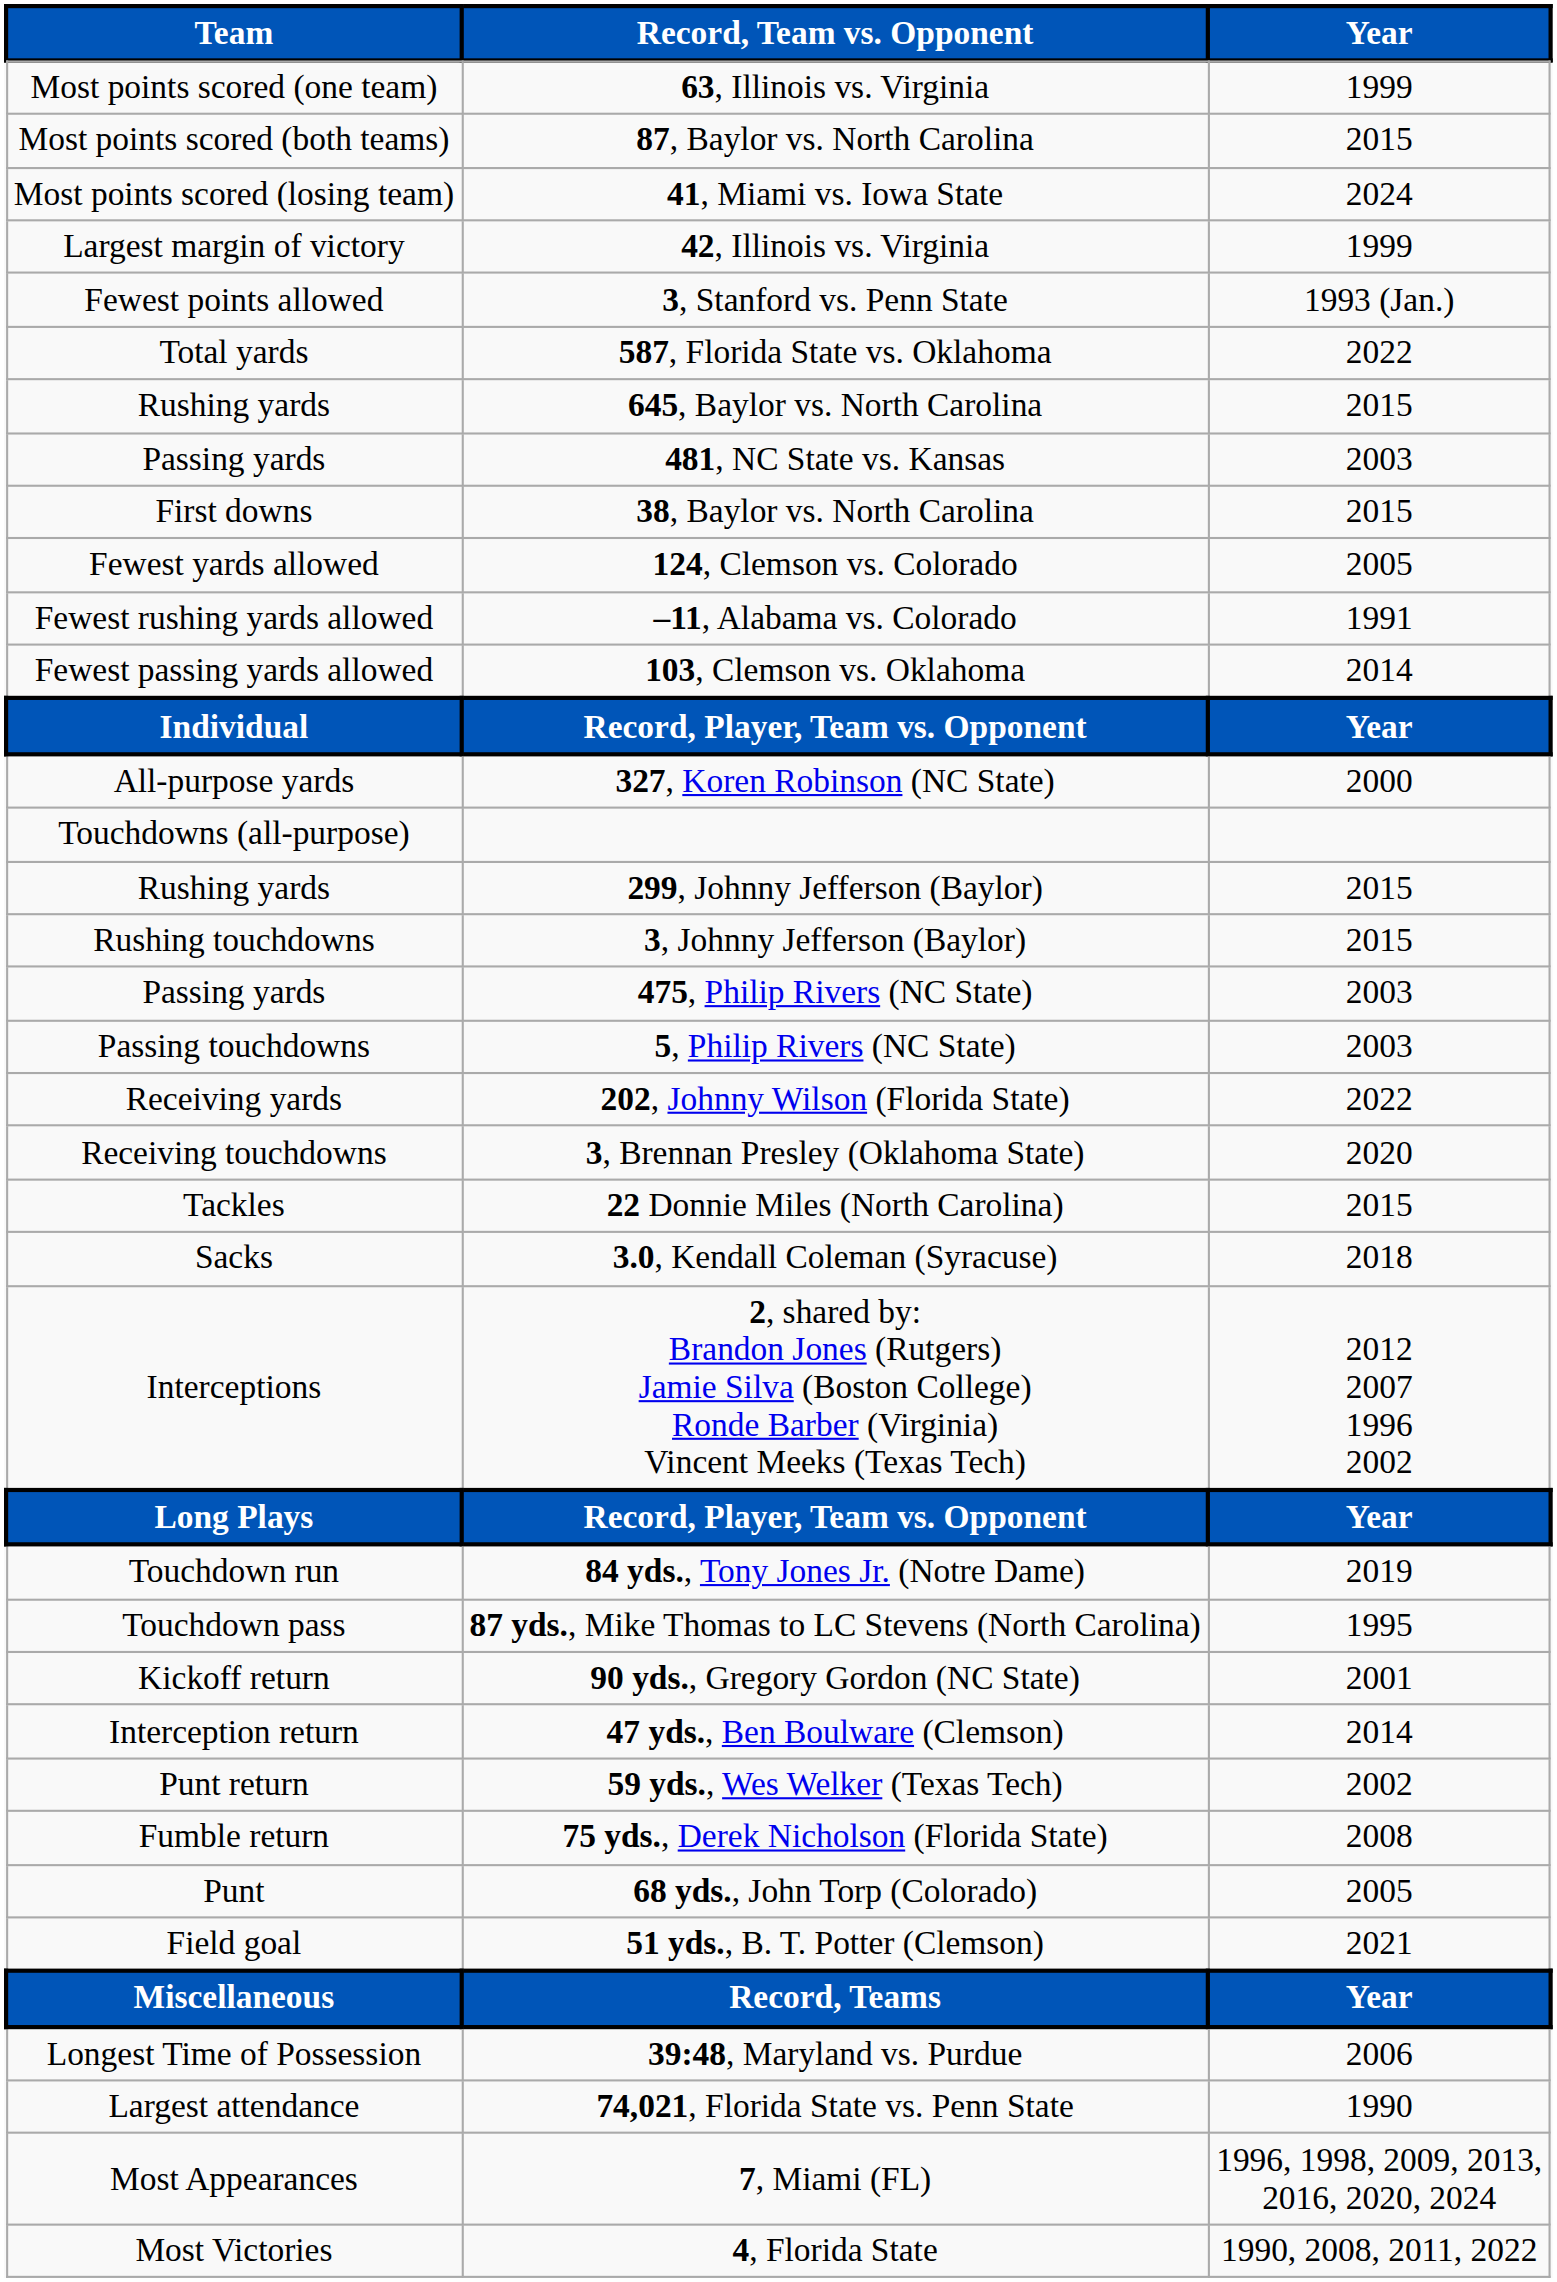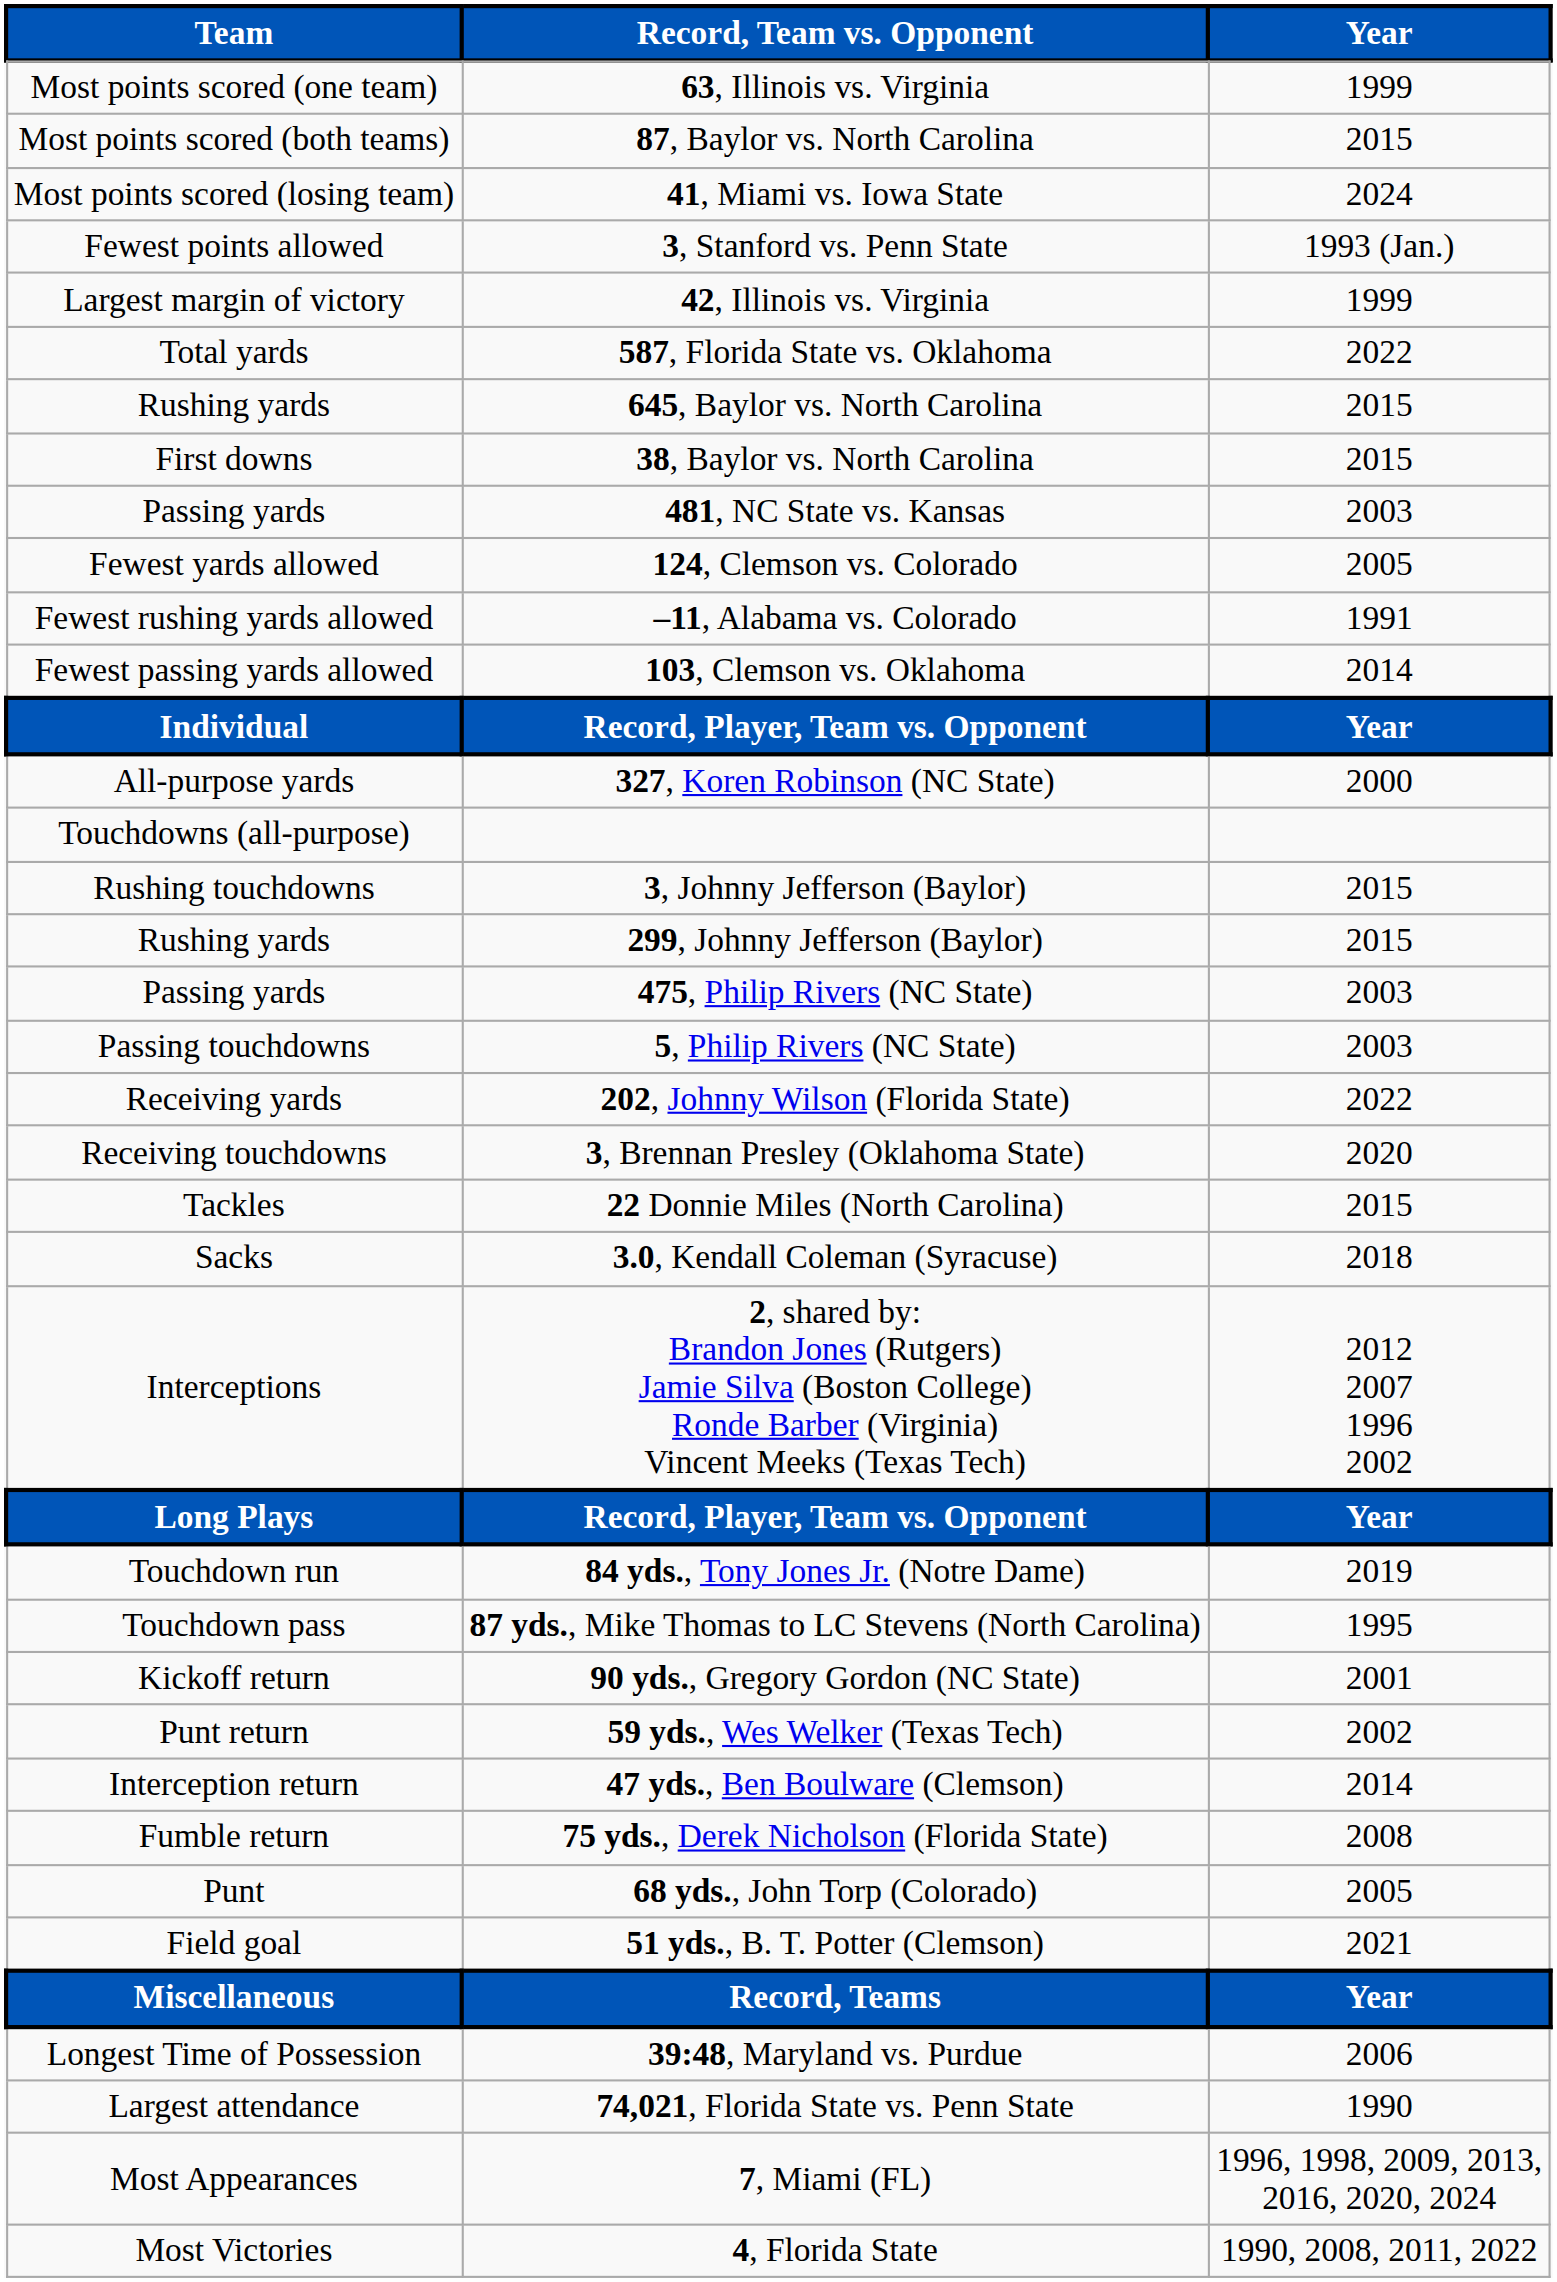rows swapped: (234, 299) <-> (234, 246)
rows swapped: (234, 458) <-> (234, 511)
rows swapped: (234, 886) <-> (234, 939)
rows swapped: (234, 1784) <-> (234, 1730)
